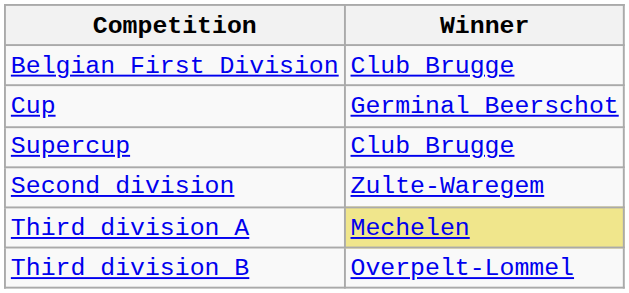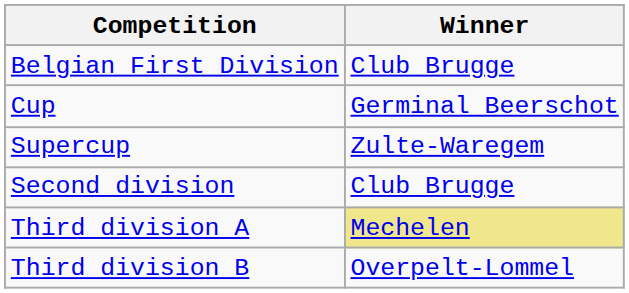(432, 147) Club Brugge -> (447, 147) Zulte-Waregem
(447, 187) Zulte-Waregem -> (432, 187) Club Brugge
